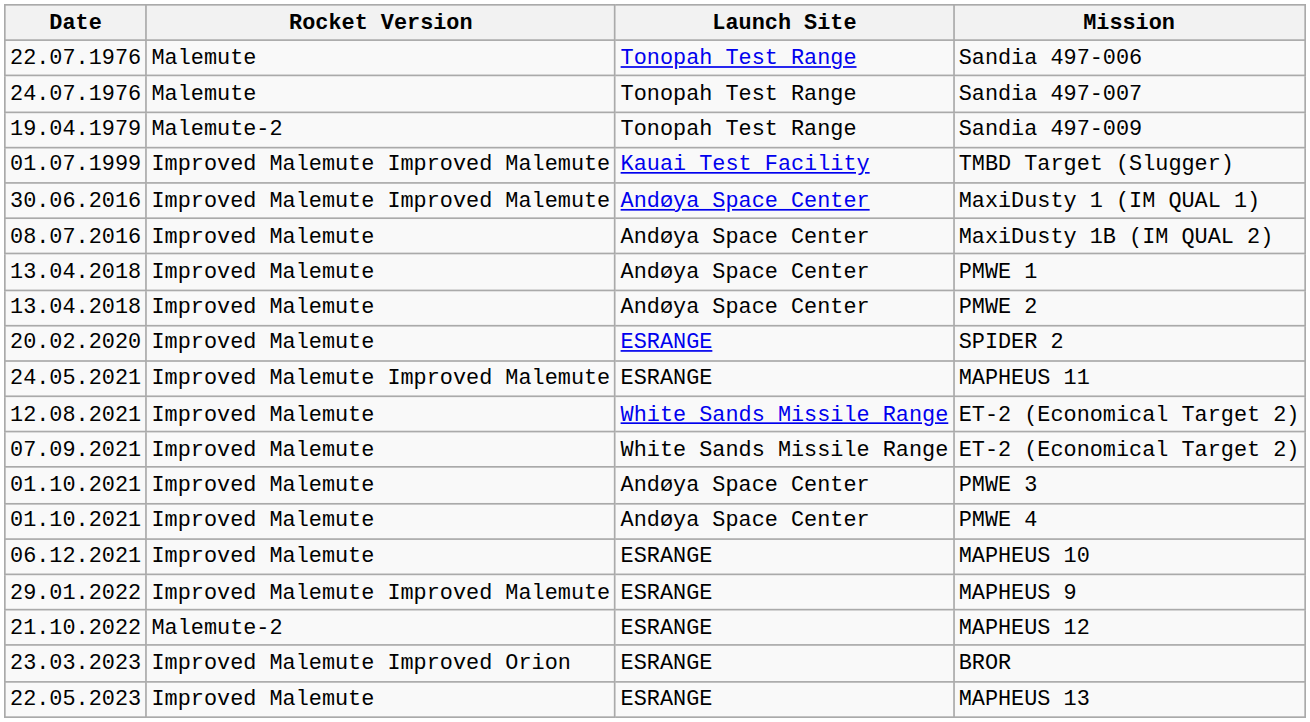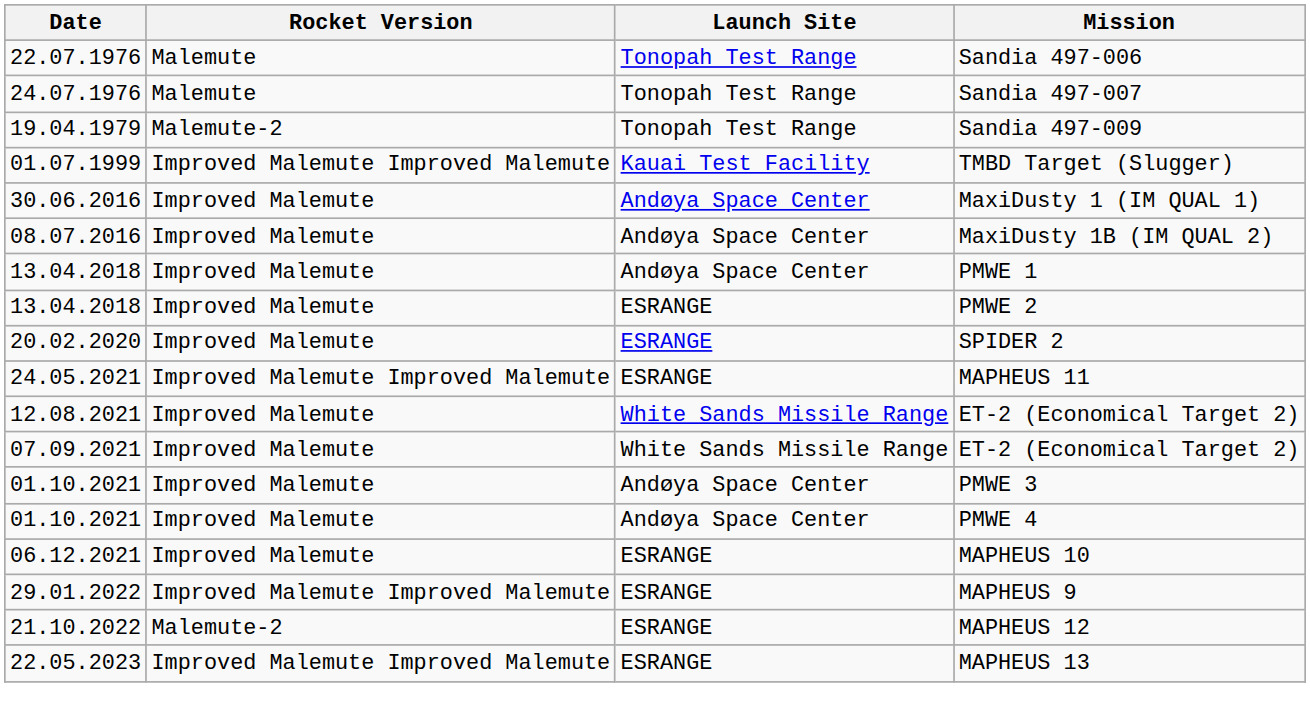(381, 201) Improved Malemute Improved Malemute -> (263, 201) Improved Malemute
(745, 307) Andøya Space Center -> (666, 307) ESRANGE
- row: (76, 663)
(263, 699) Improved Malemute -> (381, 663) Improved Malemute Improved Malemute
